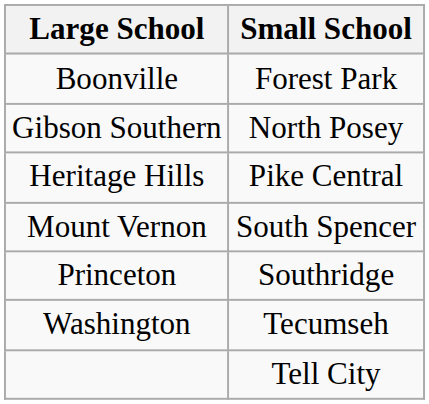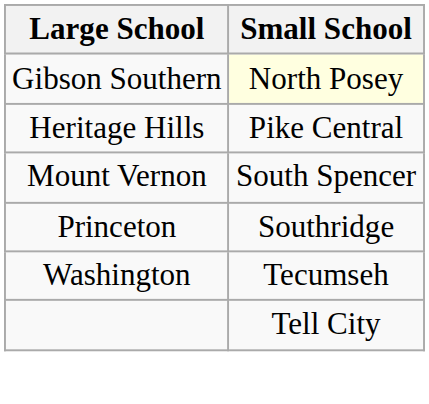- row: (117, 78)
(326, 127) no background -> (326, 78) lightyellow background
